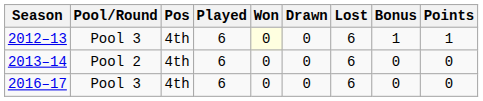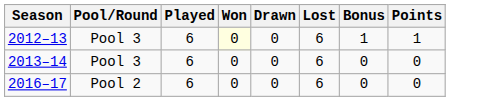- column: (177, 16)
(116, 62) Pool 2 -> (116, 62) Pool 3
(116, 85) Pool 3 -> (116, 85) Pool 2
